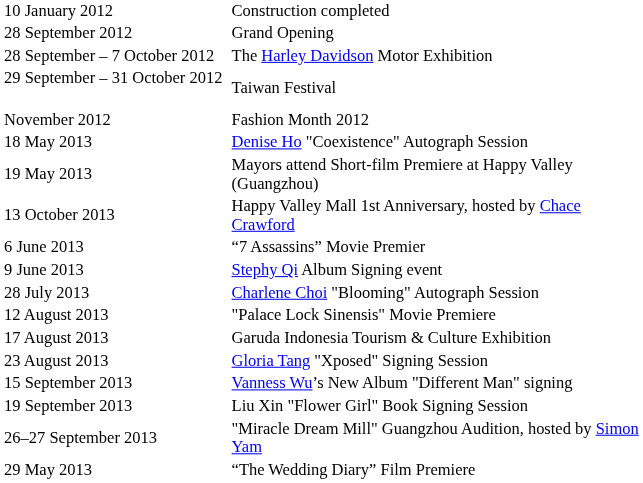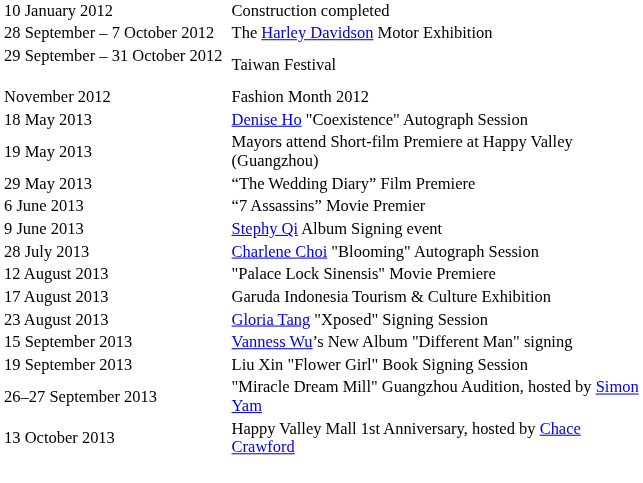- row: (68, 33)
rows swapped: (48, 469) <-> (59, 215)
